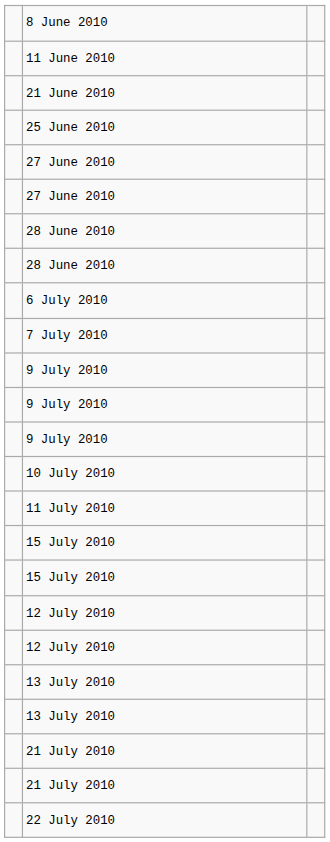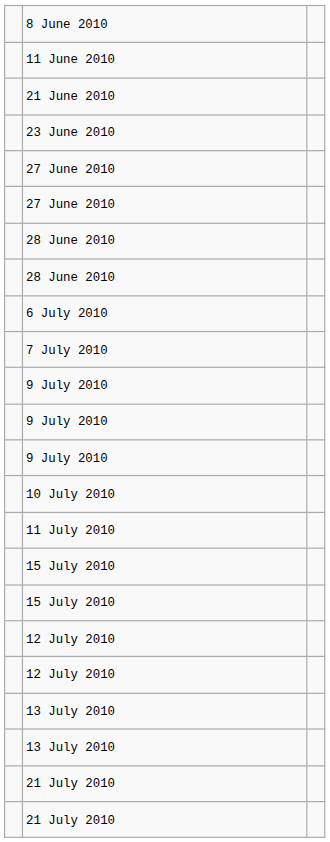+ row: (14, 133)
- row: (14, 127)
- row: (14, 820)
